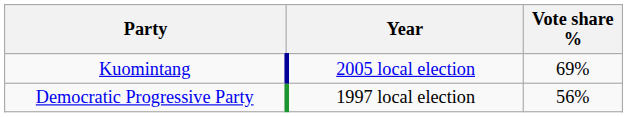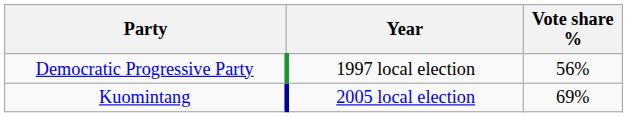rows swapped: (145, 97) <-> (145, 68)
